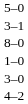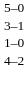- row: (14, 43)
- row: (14, 78)
